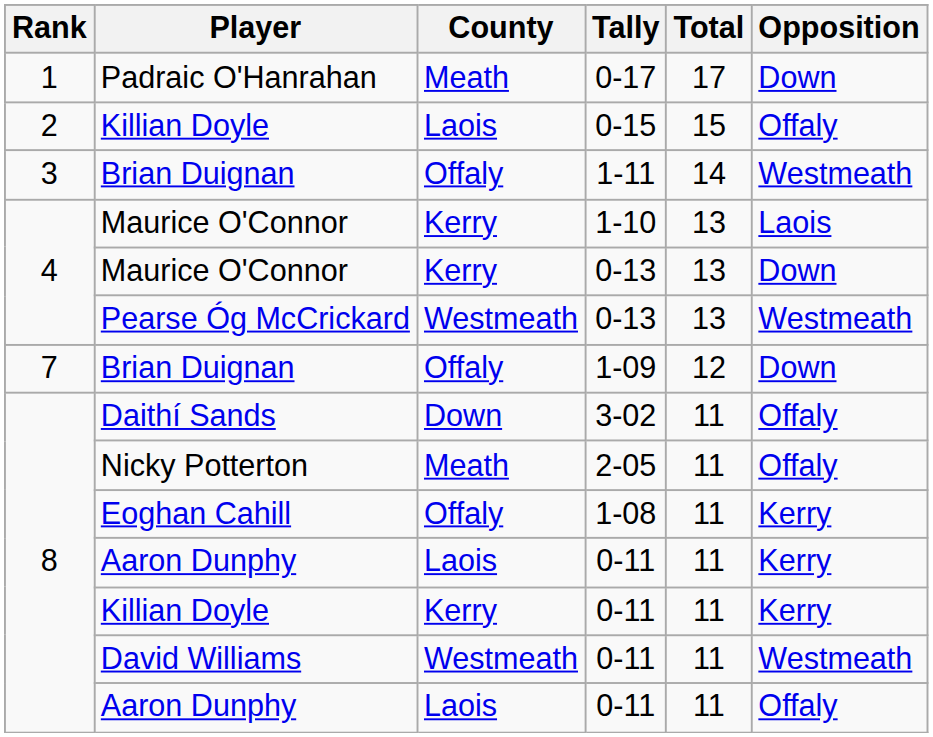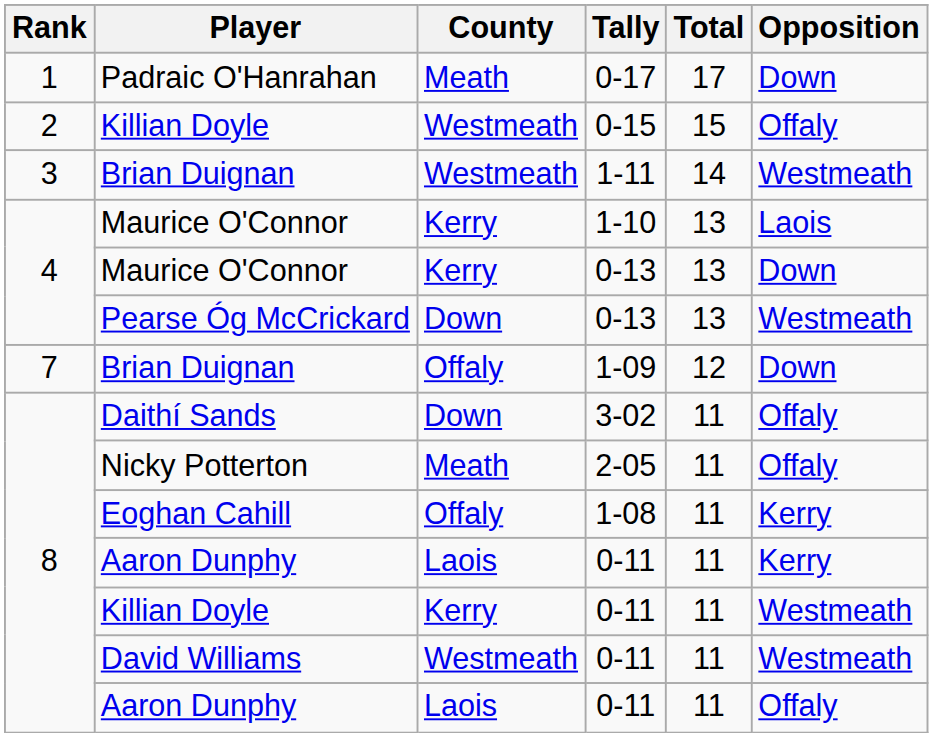(461, 125) Laois -> (501, 125) Westmeath
(464, 174) Offaly -> (501, 174) Westmeath
(501, 319) Westmeath -> (463, 319) Down
(795, 610) Kerry -> (835, 610) Westmeath
